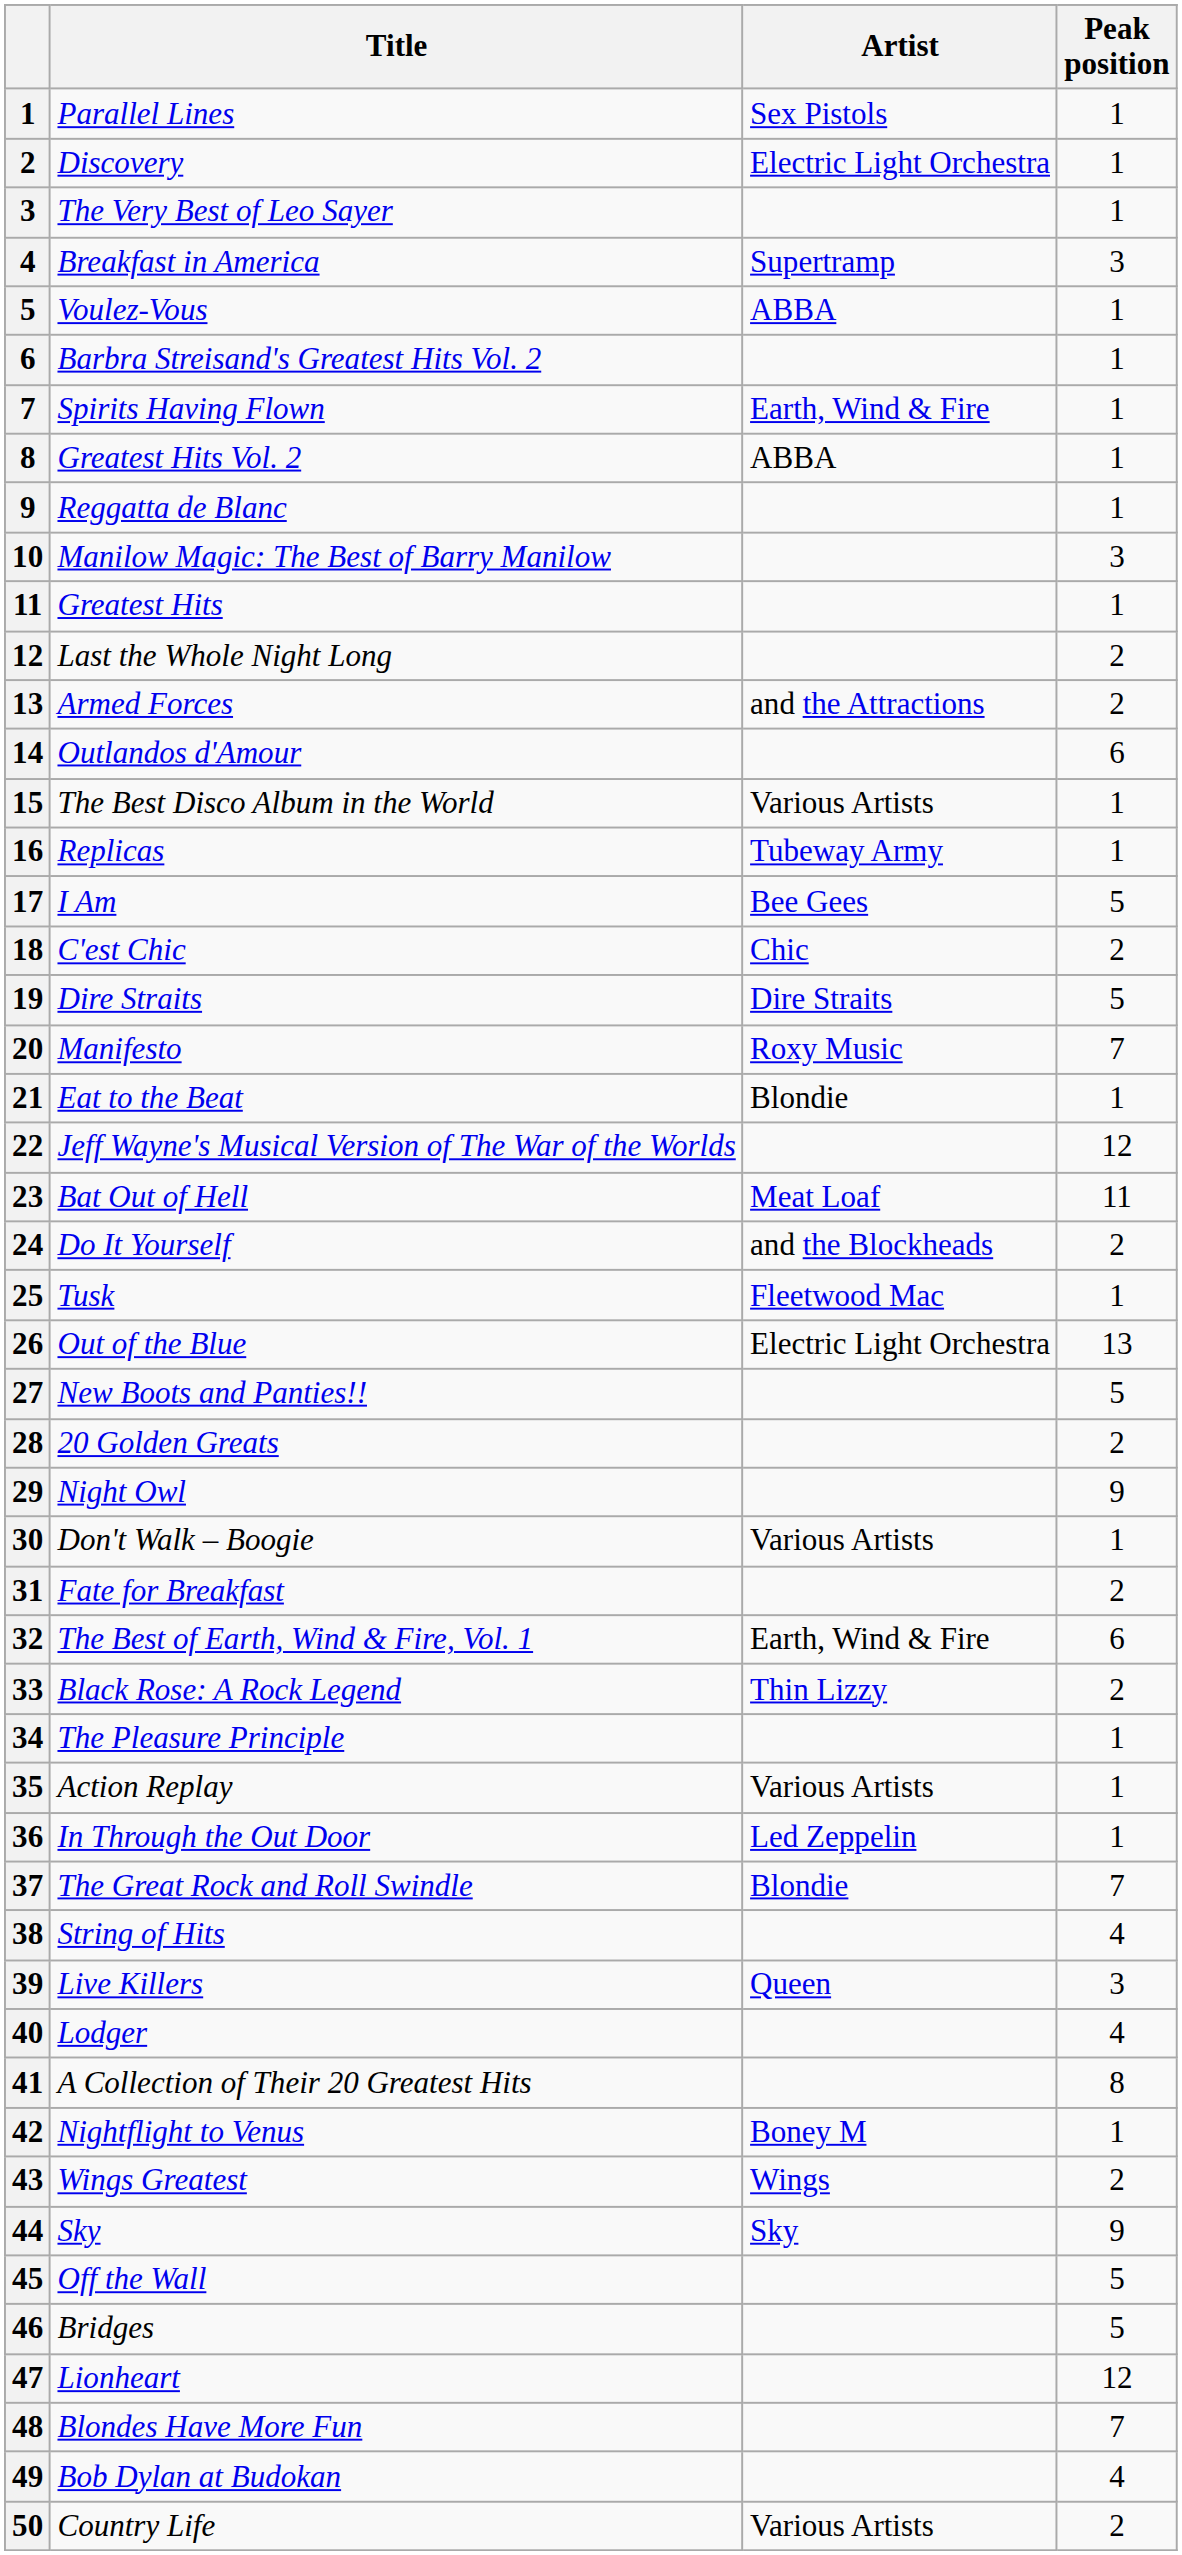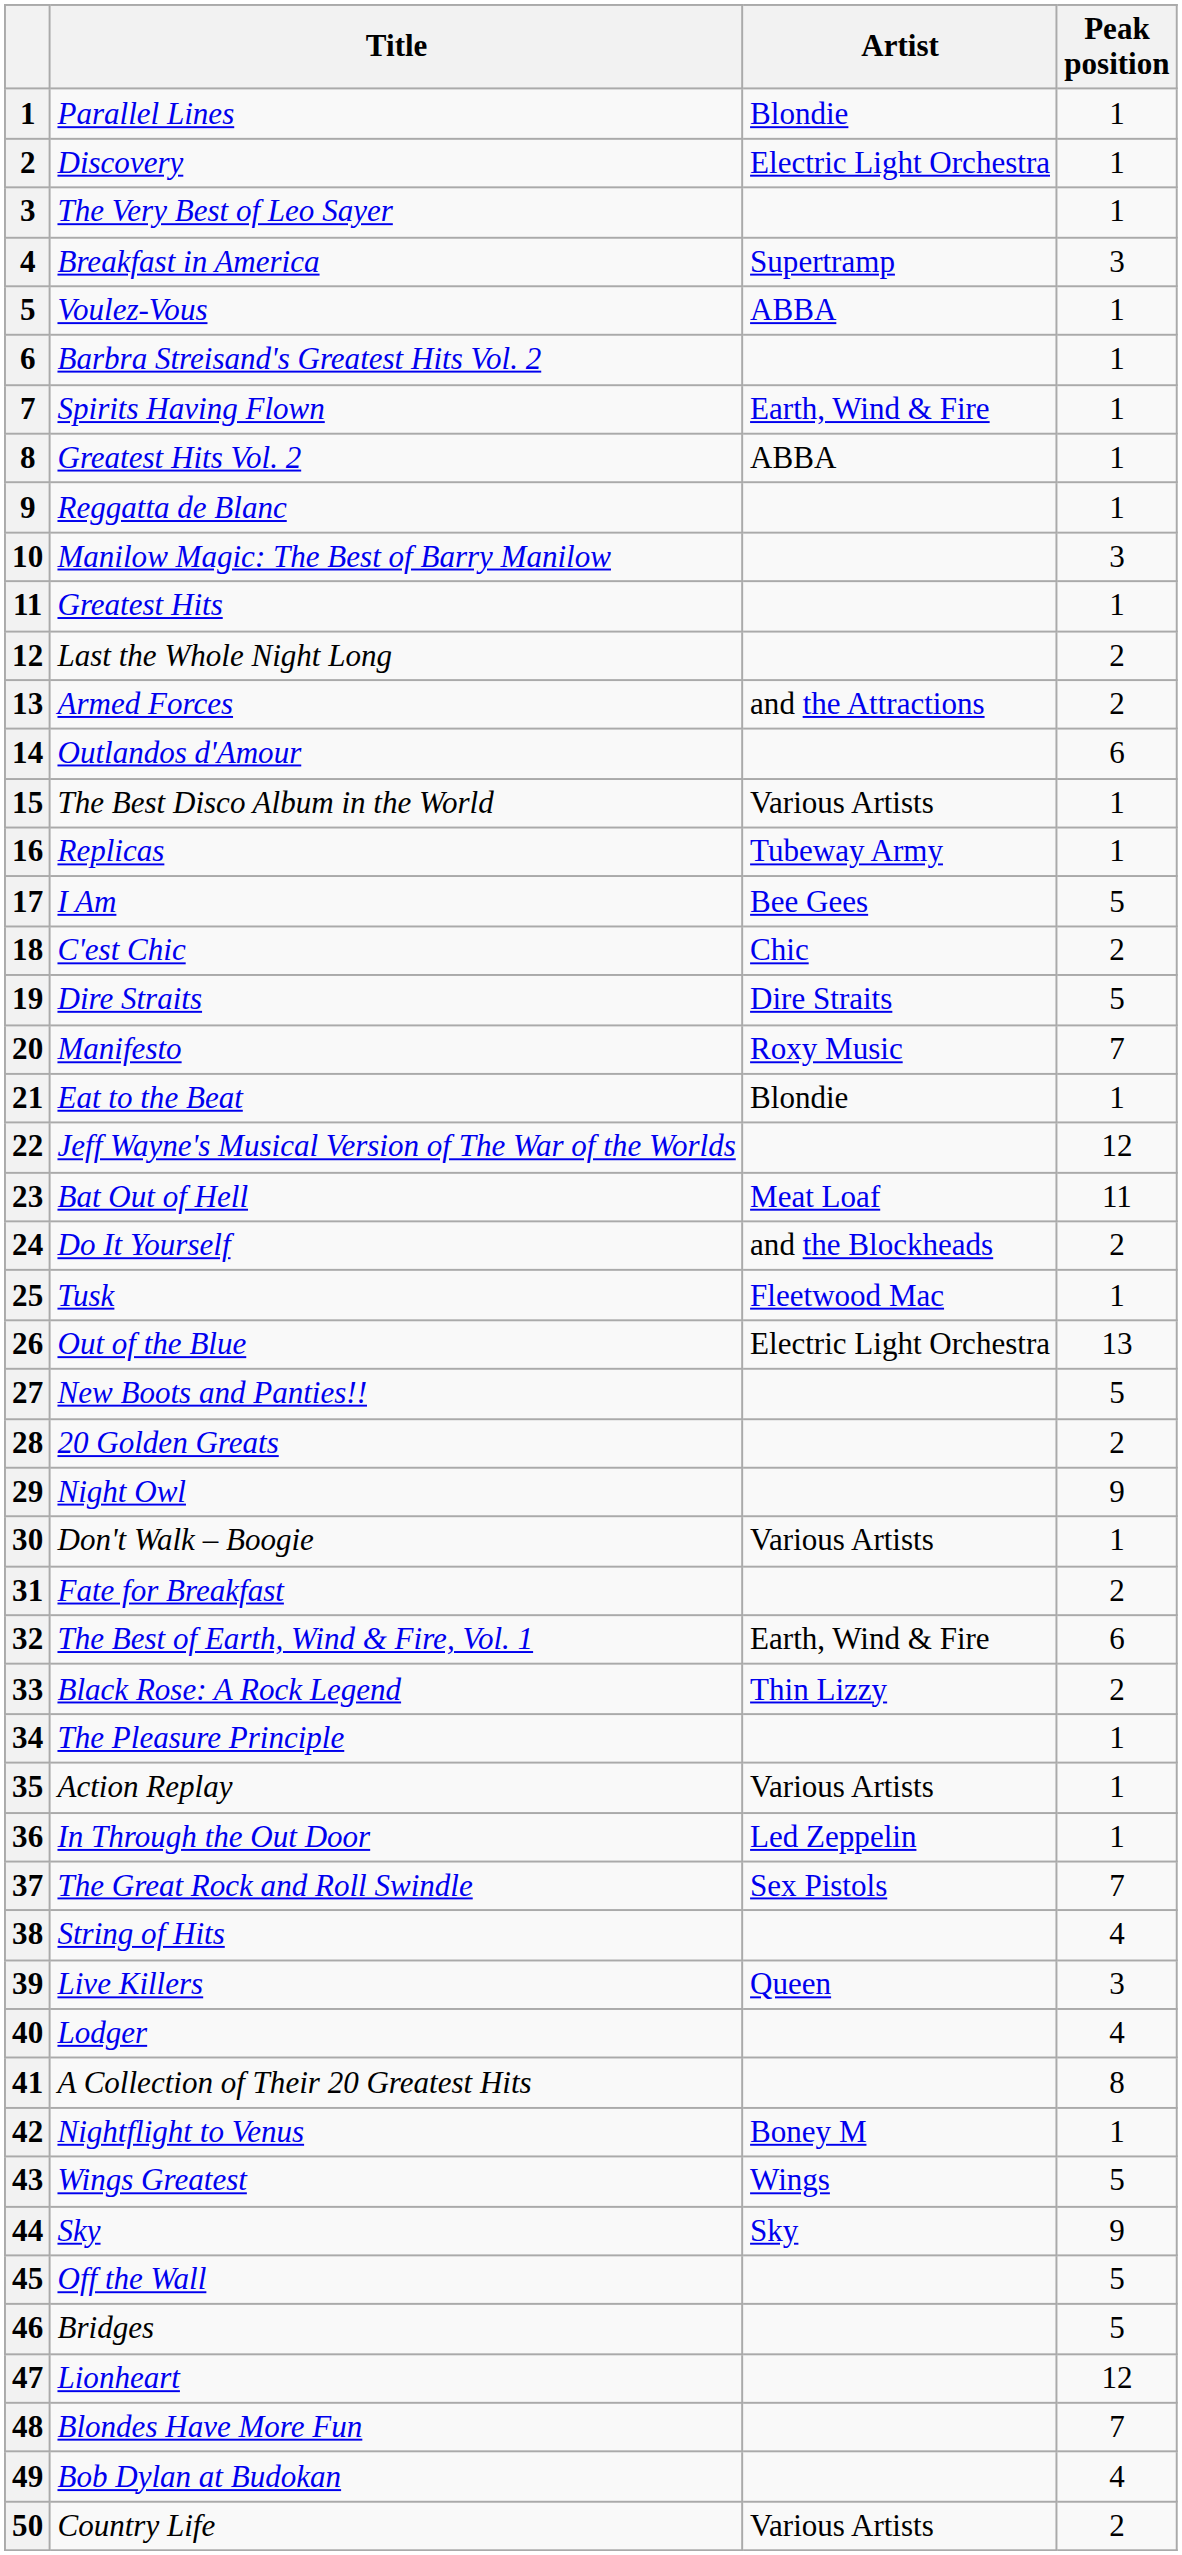(819, 113) Sex Pistols -> (799, 113) Blondie
(799, 1885) Blondie -> (819, 1885) Sex Pistols
(1117, 2180) 2 -> (1117, 2180) 5
